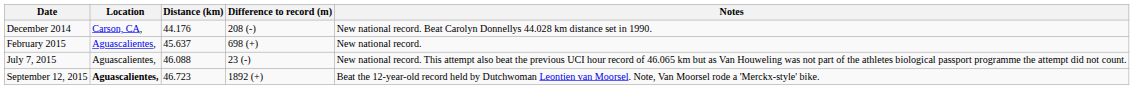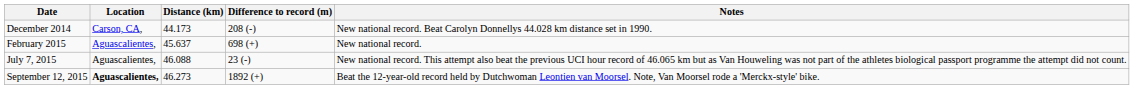(177, 28) 44.176 -> (177, 28) 44.173
(177, 76) 46.723 -> (177, 76) 46.273
